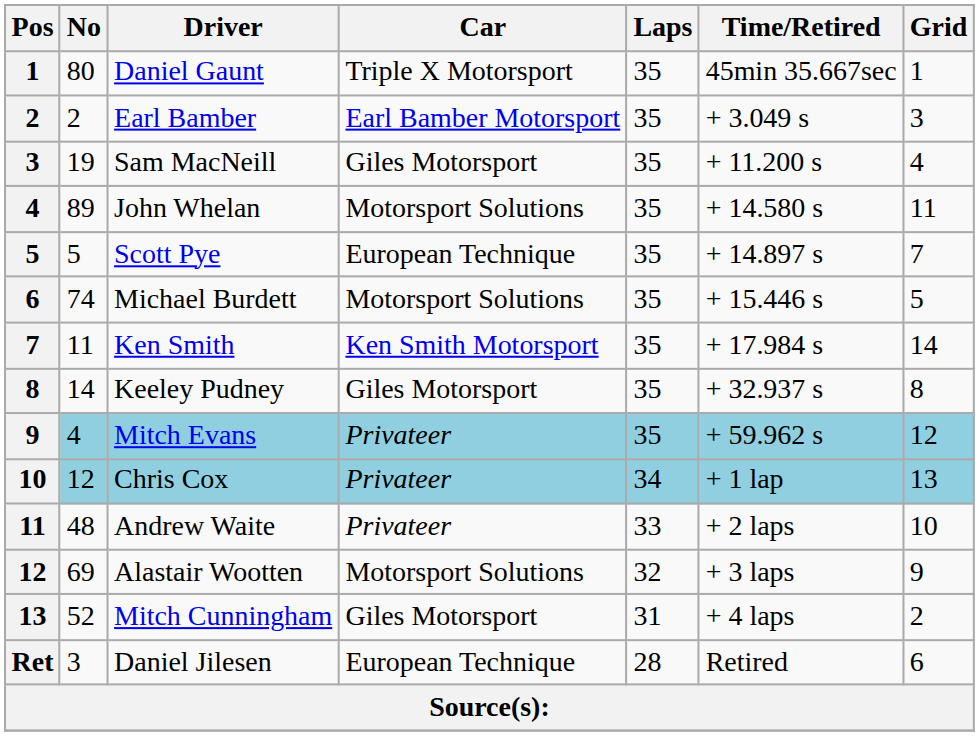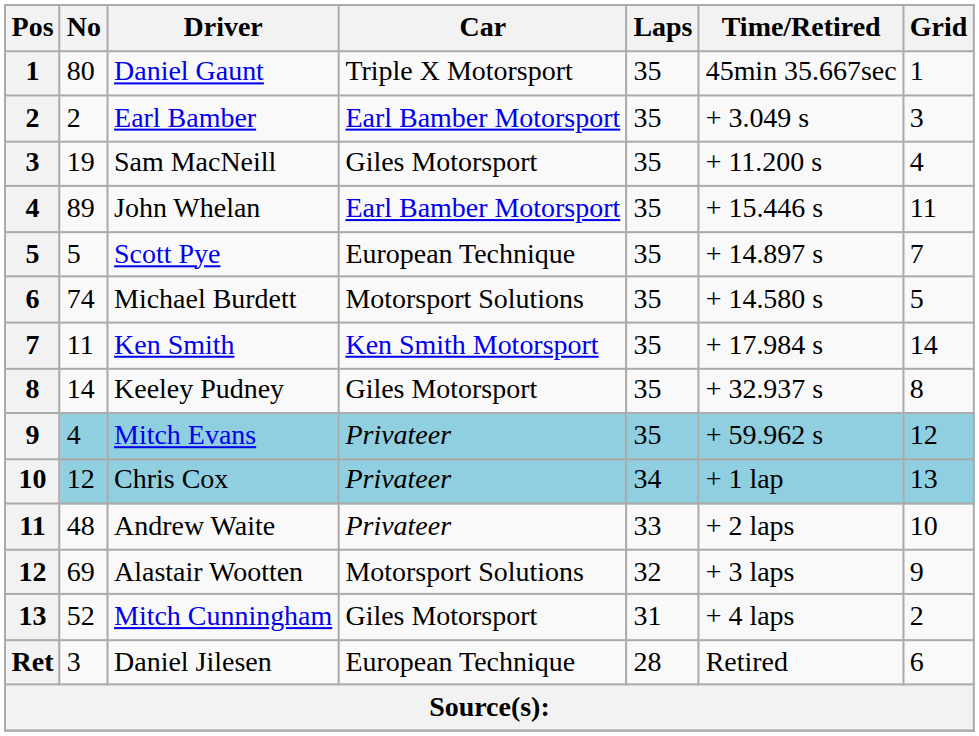(465, 208) Motorsport Solutions -> (483, 208) Earl Bamber Motorsport
(764, 208) + 14.580 s -> (764, 208) + 15.446 s
(764, 299) + 15.446 s -> (764, 299) + 14.580 s
